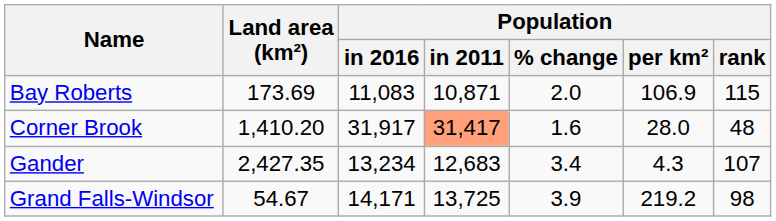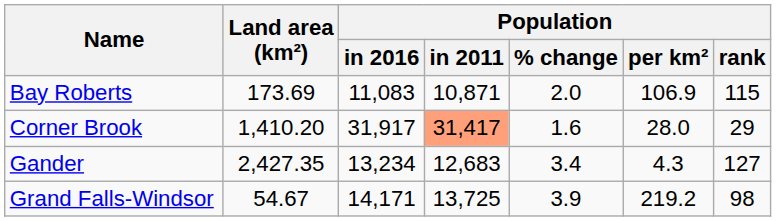(742, 127) 48 -> (742, 127) 29
(742, 163) 107 -> (742, 163) 127
